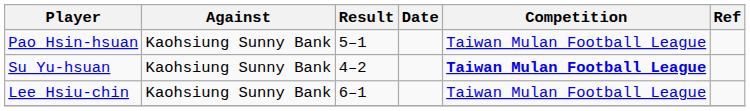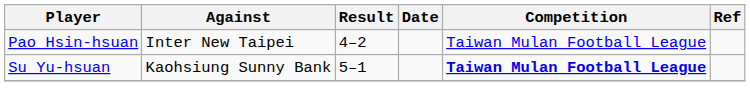(238, 42) Kaohsiung Sunny Bank -> (220, 42) Inter New Taipei
(353, 42) 5–1 -> (353, 42) 4–2
(353, 68) 4–2 -> (353, 68) 5–1
- row: (69, 93)
